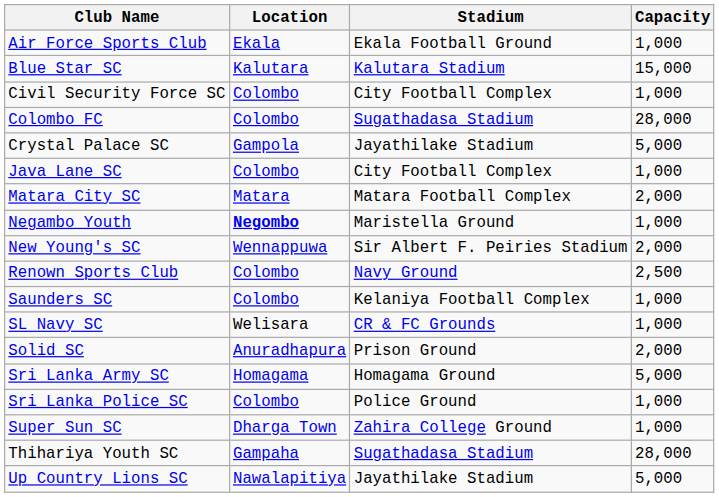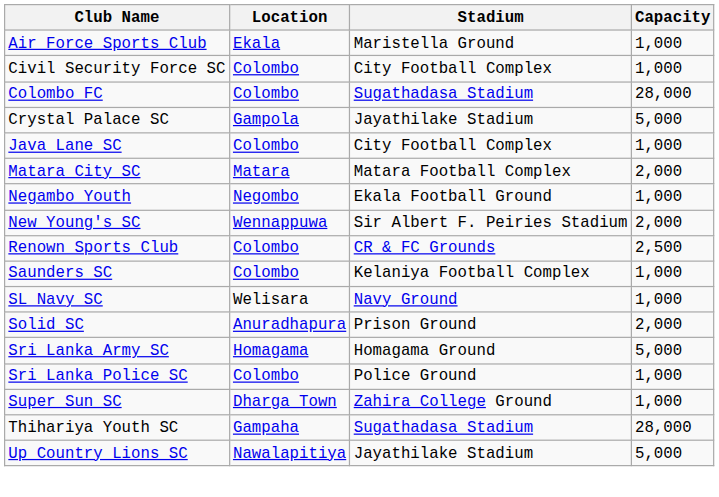(453, 43) Ekala Football Ground -> (434, 43) Maristella Ground
- row: (65, 69)
(266, 223) bold -> (266, 197) normal
(434, 223) Maristella Ground -> (453, 197) Ekala Football Ground
(406, 274) Navy Ground -> (425, 248) CR & FC Grounds
(425, 325) CR & FC Grounds -> (406, 299) Navy Ground
